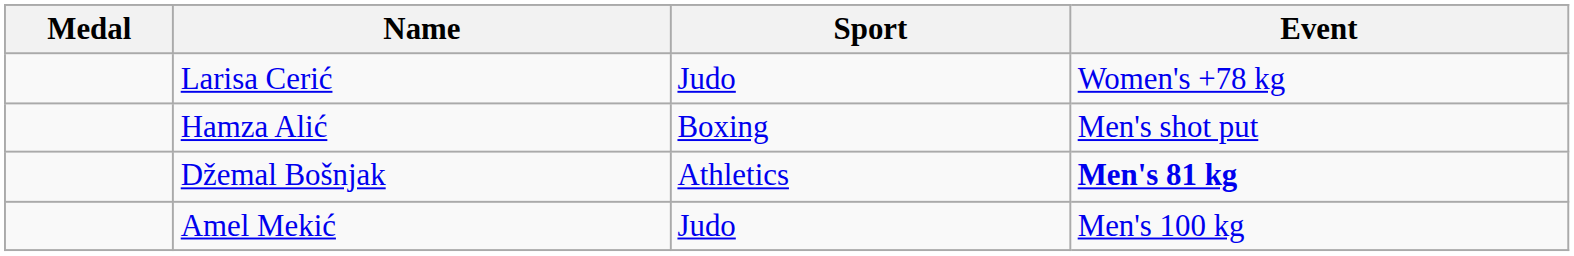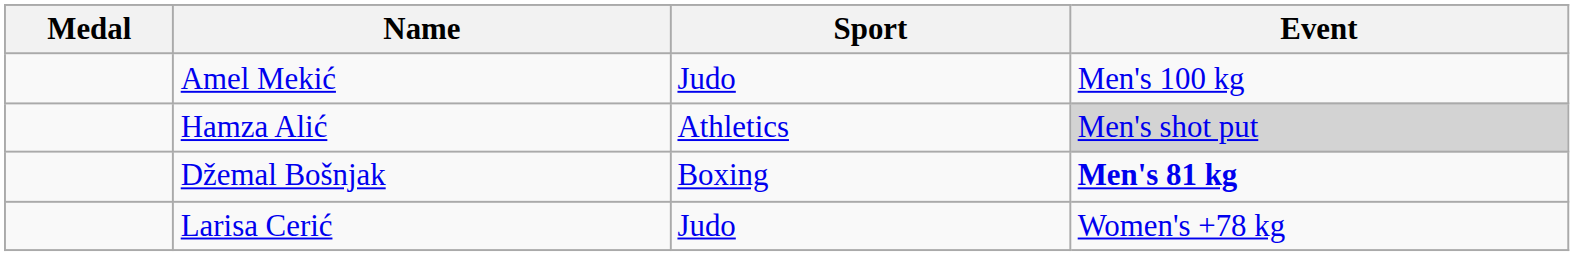rows swapped: (258, 224) <-> (257, 77)
(723, 126) Boxing -> (733, 126) Athletics
(1168, 126) no background -> (1168, 126) lightgrey background
(733, 175) Athletics -> (723, 175) Boxing
